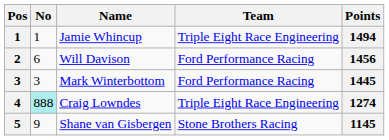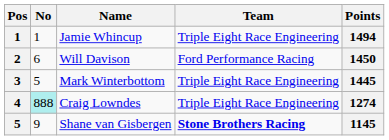(363, 59) 1456 -> (363, 59) 1450
(37, 81) 3 -> (37, 81) 5
(246, 81) Ford Performance Racing -> (258, 81) Triple Eight Race Engineering
(237, 124) normal -> (241, 124) bold
